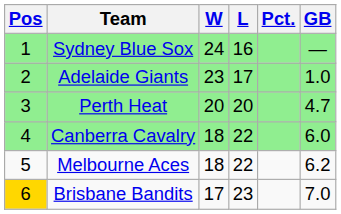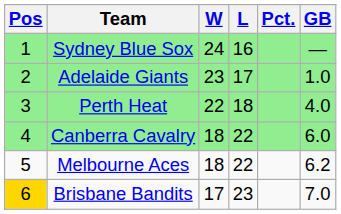(214, 106) 20 -> (214, 106) 22
(243, 106) 20 -> (243, 106) 18
(318, 106) 4.7 -> (318, 106) 4.0
